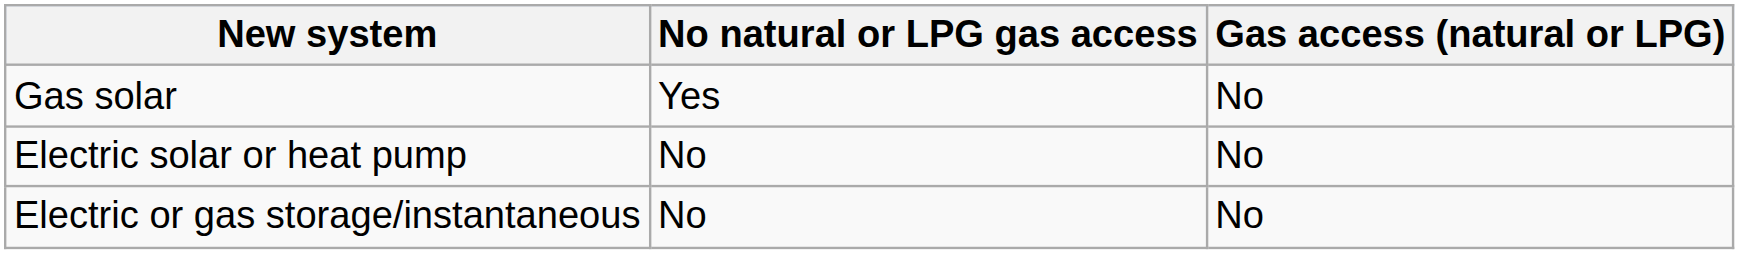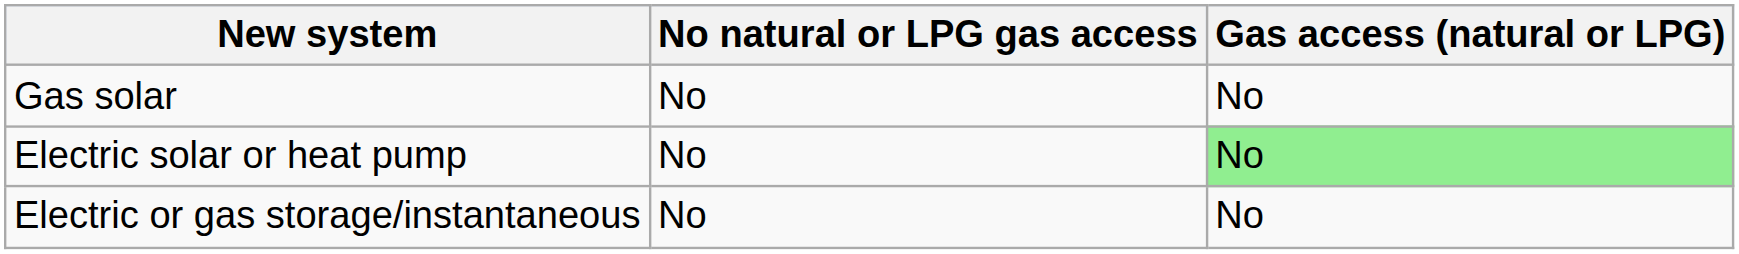(689, 95) Yes -> (682, 95) No
(1240, 155) no background -> (1240, 155) lightgreen background
